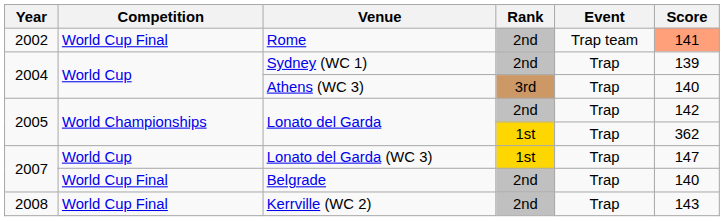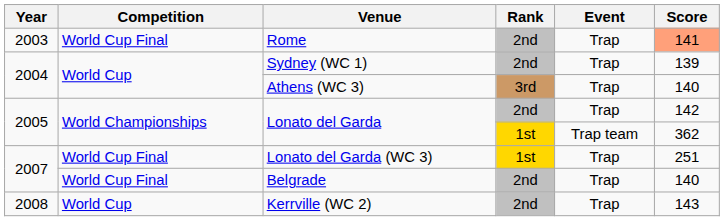(31, 40) 2002 -> (31, 40) 2003
(605, 40) Trap team -> (605, 40) Trap
(605, 134) Trap -> (605, 134) Trap team
(97, 157) World Cup -> (115, 157) World Cup Final
(687, 157) 147 -> (687, 157) 251
(115, 204) World Cup Final -> (97, 204) World Cup
